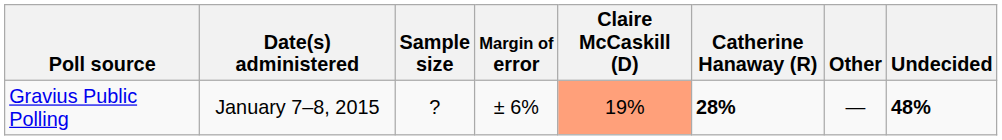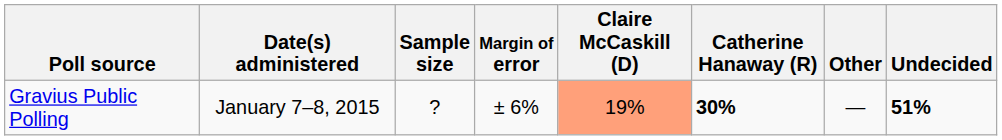(716, 107) 28% -> (716, 107) 30%
(911, 107) 48% -> (911, 107) 51%
